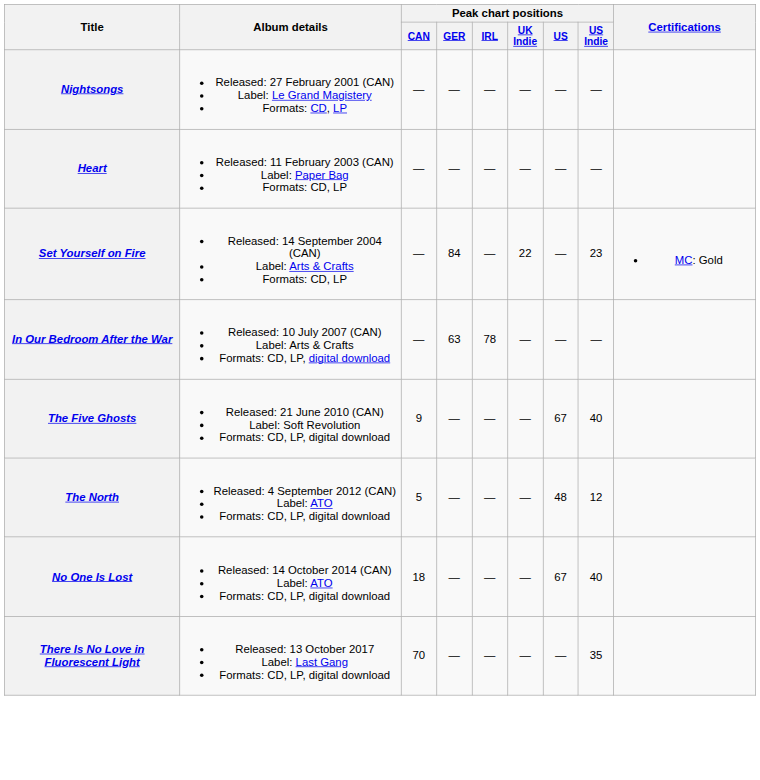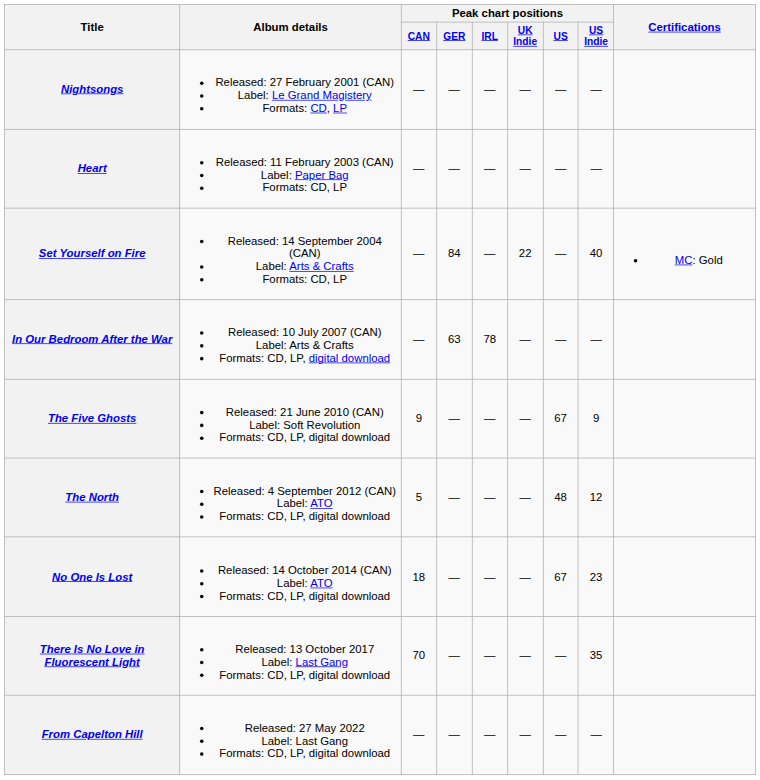(596, 254) 23 -> (596, 254) 40
(596, 418) 40 -> (596, 418) 9
(596, 576) 40 -> (596, 576) 23
+ row: (92, 734)
